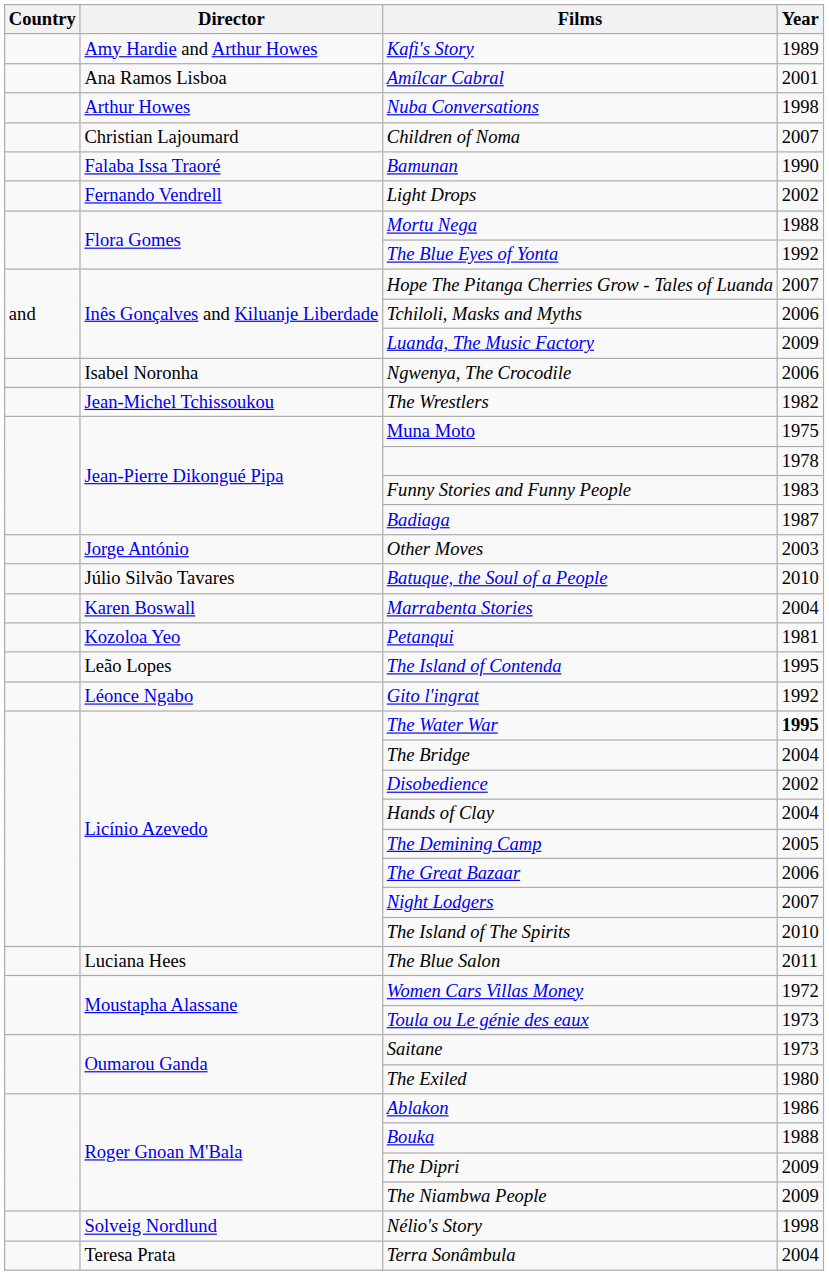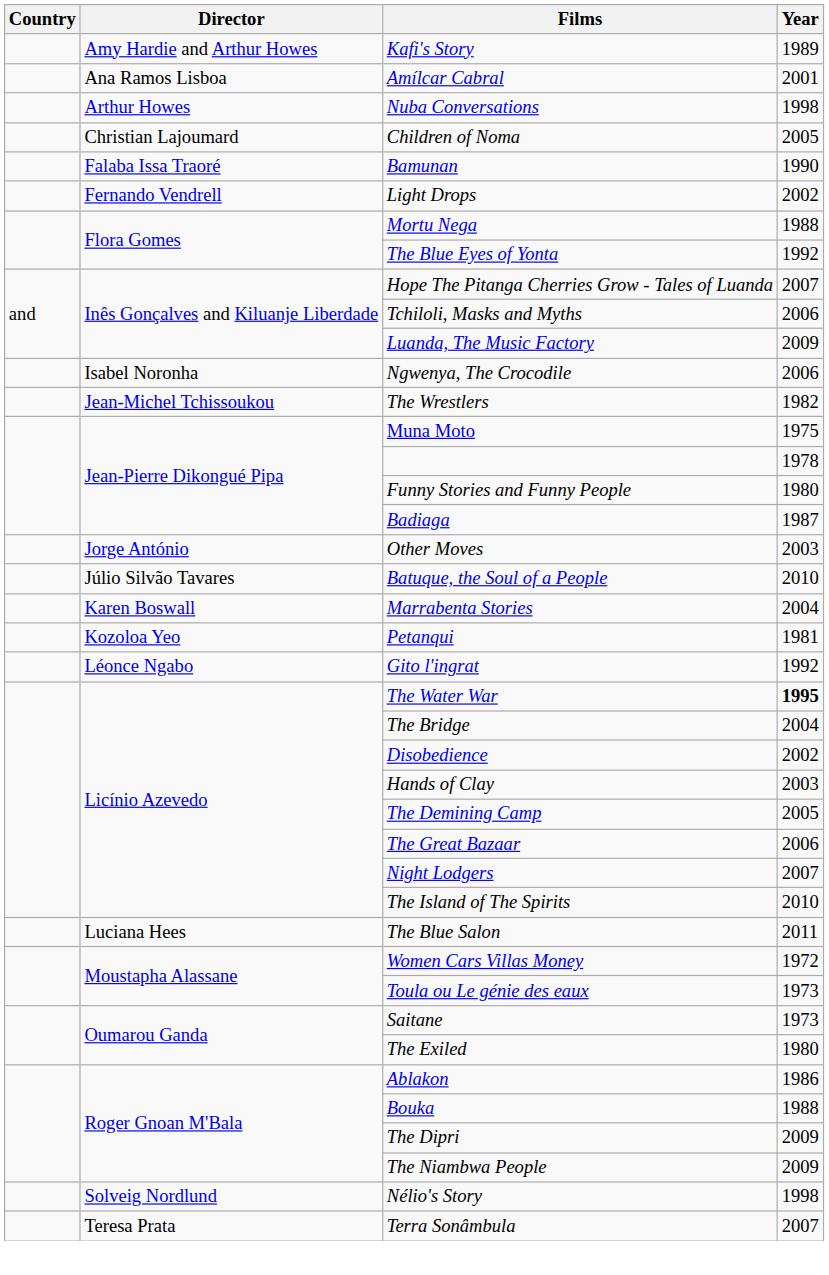(800, 136) 2007 -> (800, 136) 2005
(800, 490) 1983 -> (800, 490) 1980
- row: (474, 666)
(800, 813) 2004 -> (800, 784) 2003
(800, 1255) 2004 -> (800, 1226) 2007
